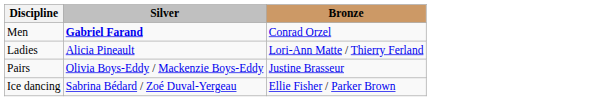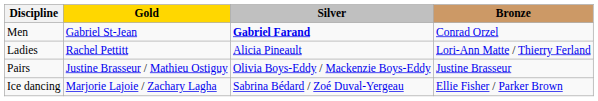+ column: (147, 13)
